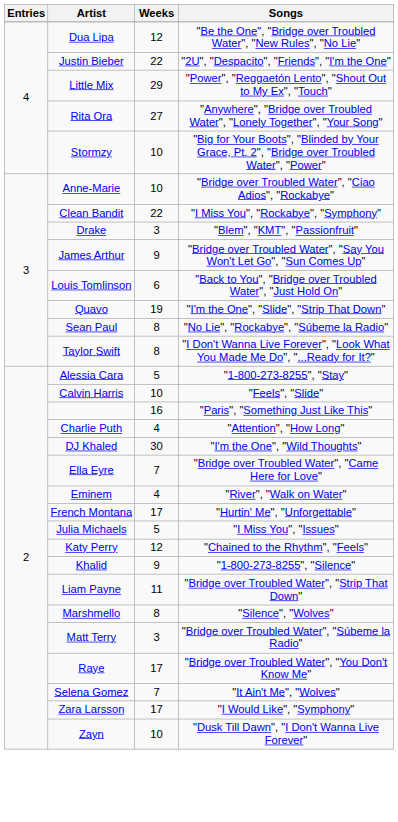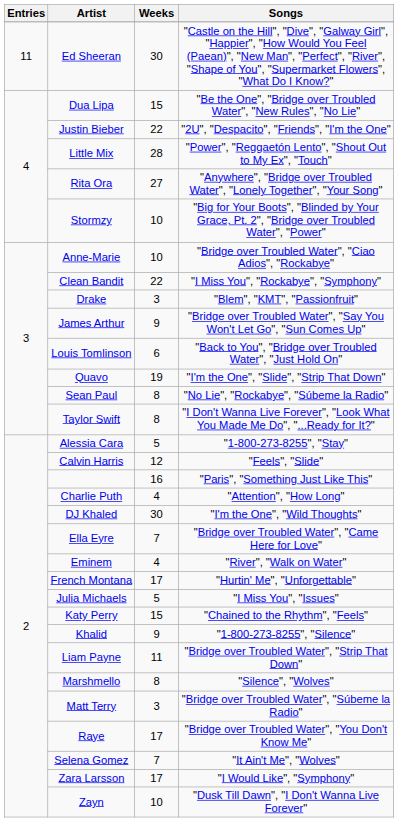+ row: (91, 56)
(157, 37) 12 -> (157, 105) 15
(157, 85) 29 -> (157, 153) 28
(157, 393) 10 -> (157, 461) 12
(157, 547) 12 -> (157, 616) 15
